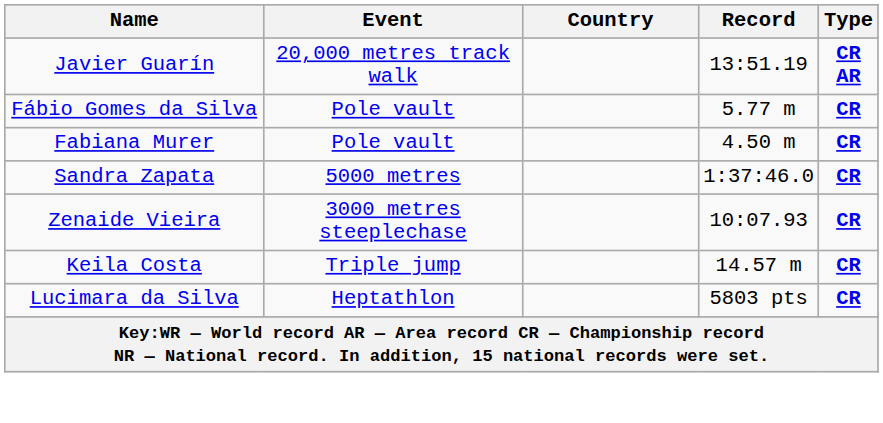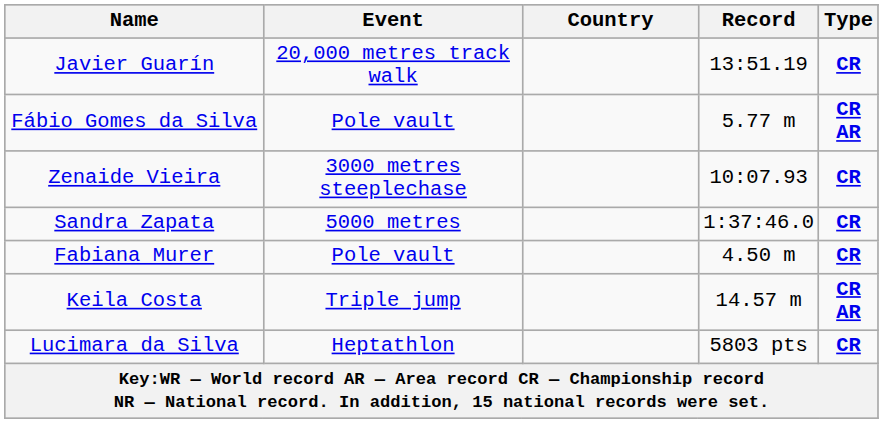(848, 66) CR AR -> (848, 66) CR
(848, 111) CR -> (848, 123) CR AR
rows swapped: (134, 222) <-> (134, 144)
(848, 267) CR -> (848, 302) CR AR
